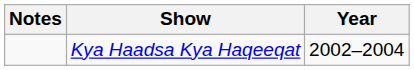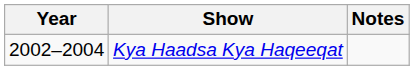columns swapped: (357, 19) <-> (35, 19)
